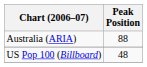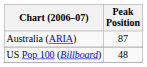(123, 39) 88 -> (123, 39) 87
